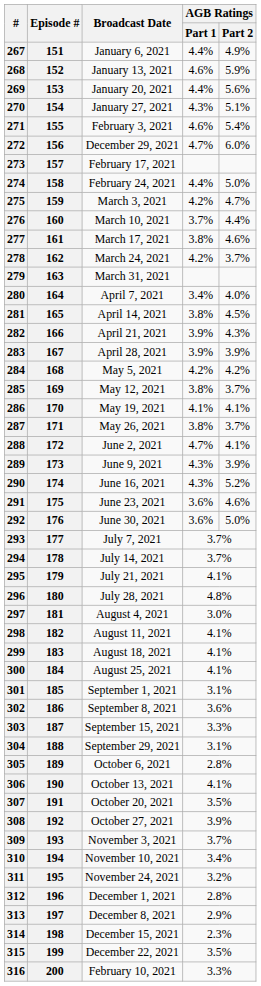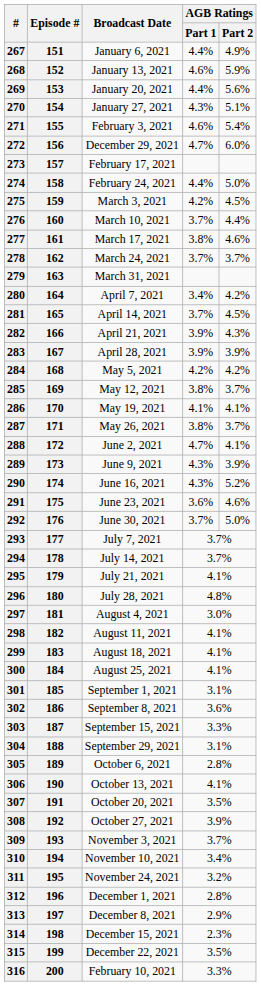(238, 201) 4.7% -> (238, 201) 4.5%
(201, 257) 4.2% -> (201, 257) 3.7%
(238, 295) 4.0% -> (238, 295) 4.2%
(201, 314) 3.8% -> (201, 314) 3.7%
(201, 520) 3.6% -> (201, 520) 3.7%
